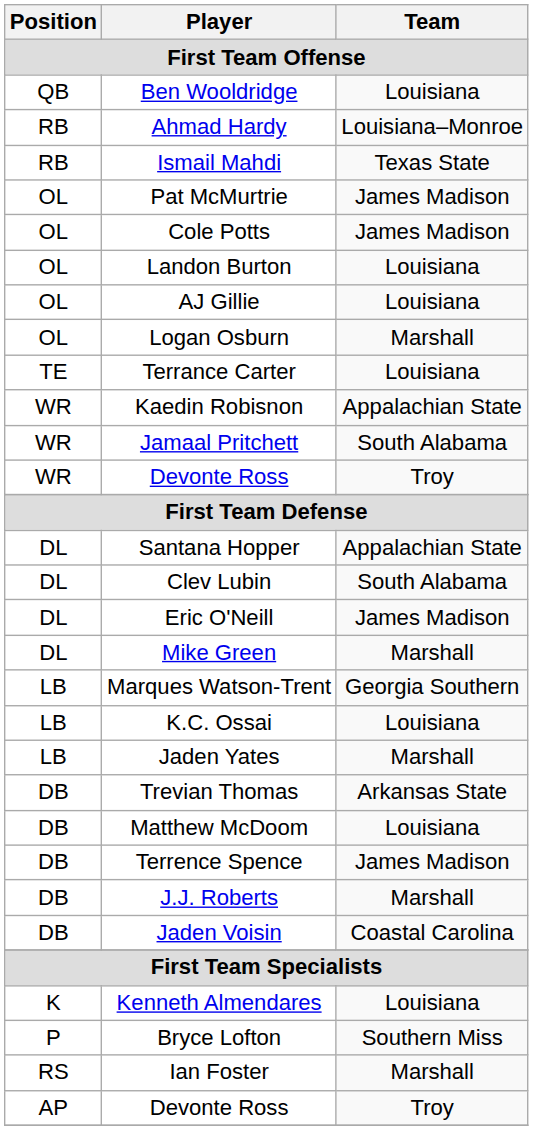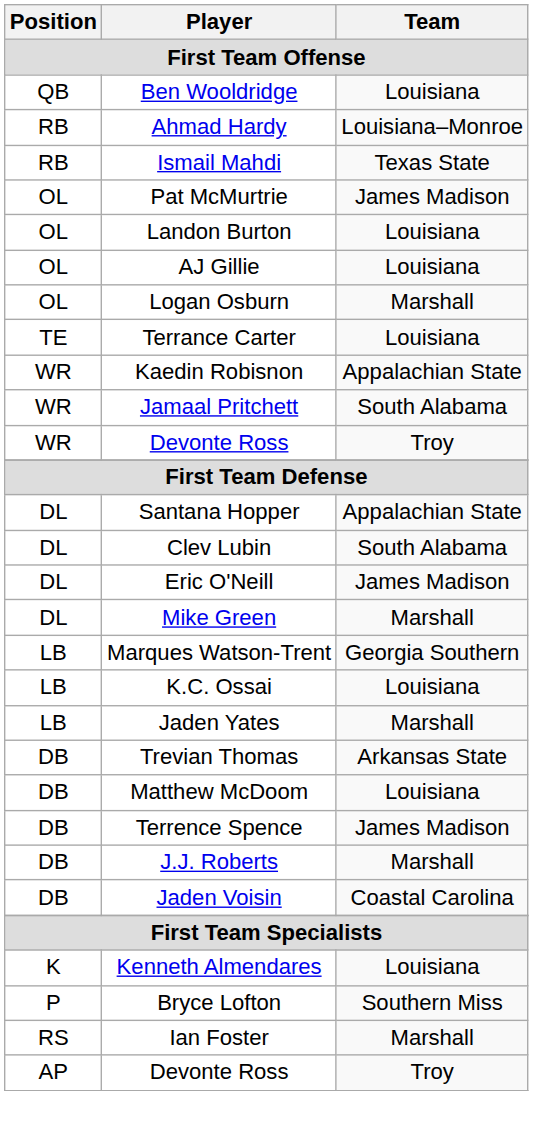- row: (53, 232)
